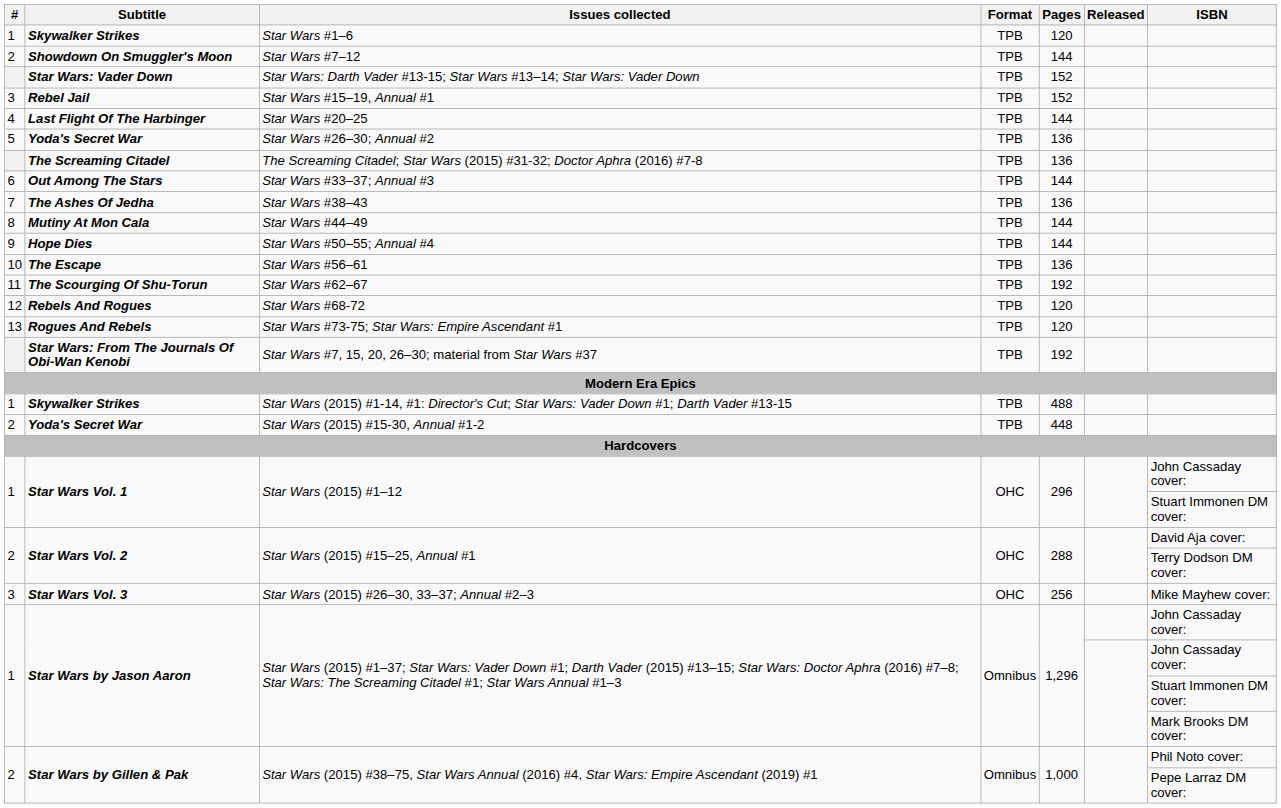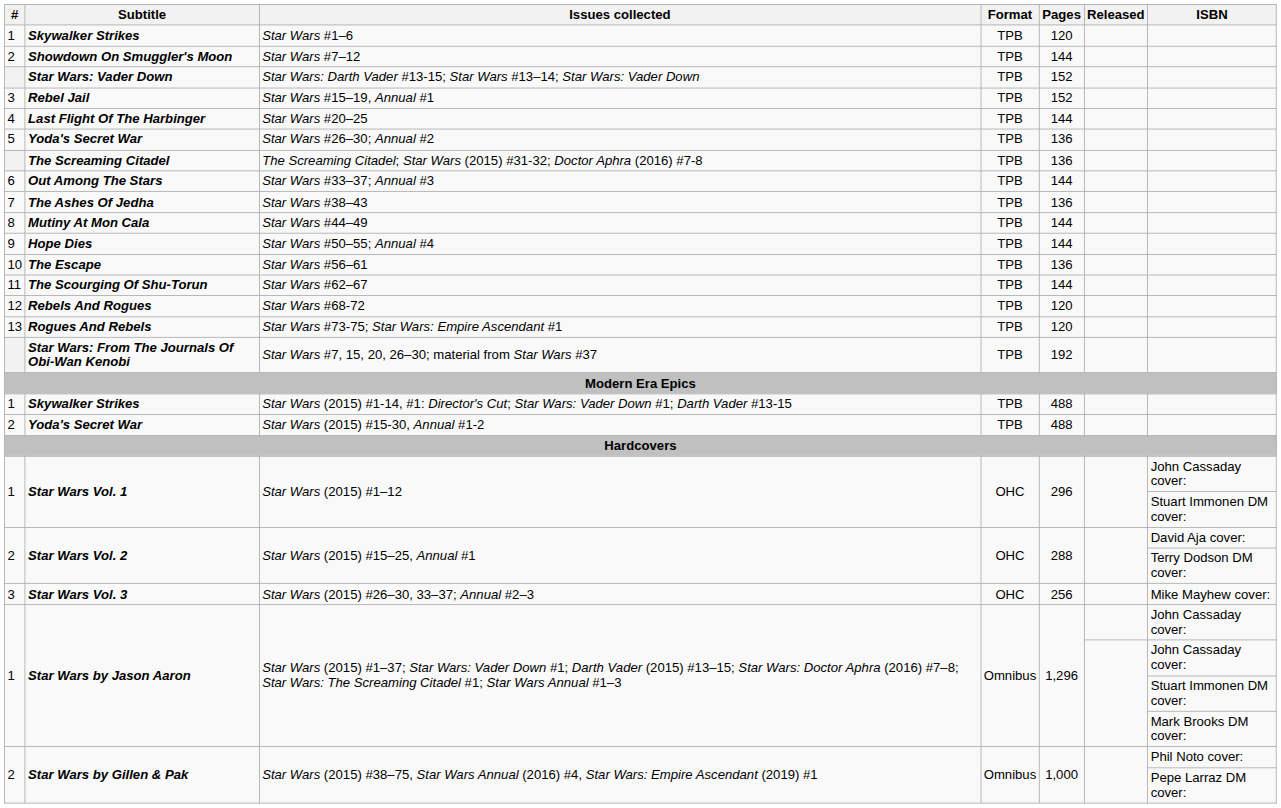(1062, 285) 192 -> (1062, 285) 144
(1062, 425) 448 -> (1062, 425) 488
